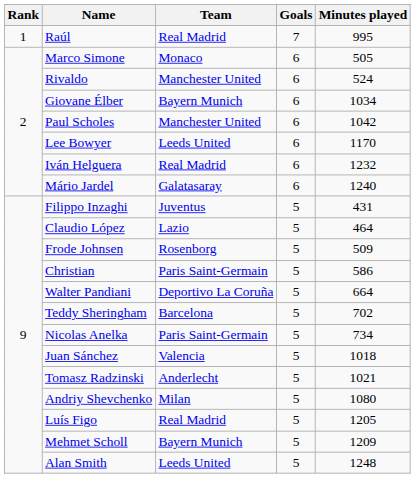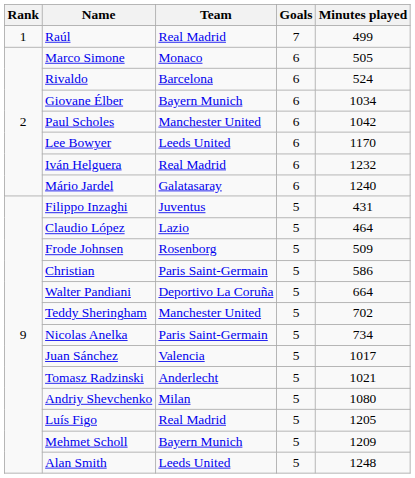(363, 36) 995 -> (363, 36) 499
(210, 79) Manchester United -> (186, 79) Barcelona
(186, 313) Barcelona -> (210, 313) Manchester United
(363, 356) 1018 -> (363, 356) 1017
